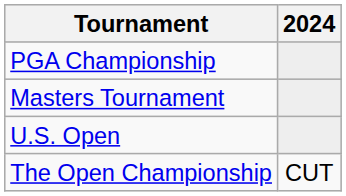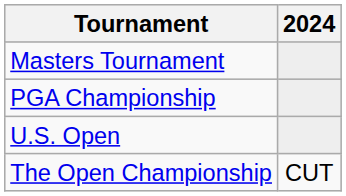rows swapped: (117, 98) <-> (113, 61)
